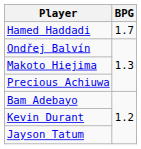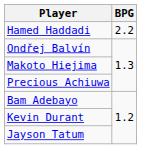(124, 30) 1.7 -> (124, 30) 2.2
